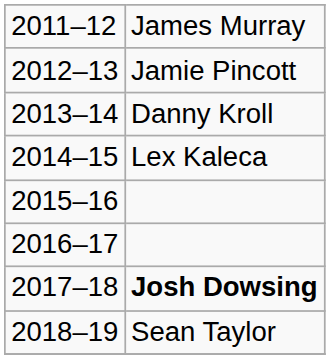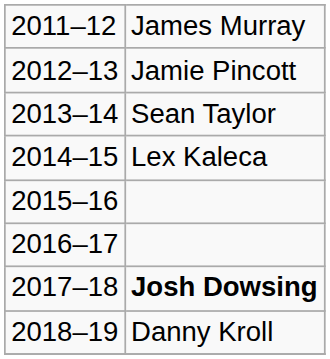(202, 113) Danny Kroll -> (203, 113) Sean Taylor
(203, 331) Sean Taylor -> (202, 331) Danny Kroll
